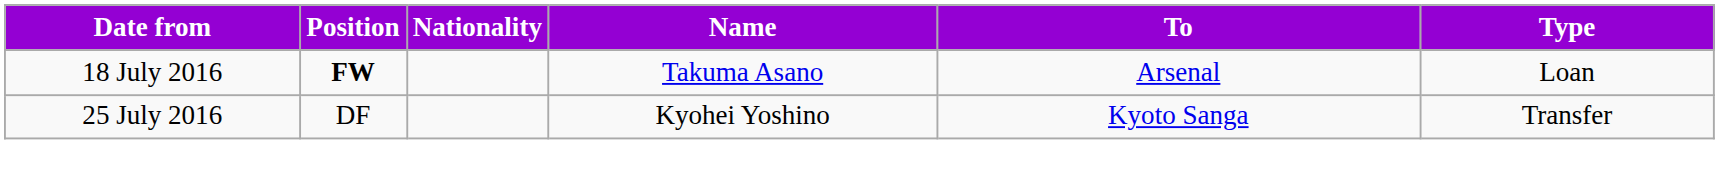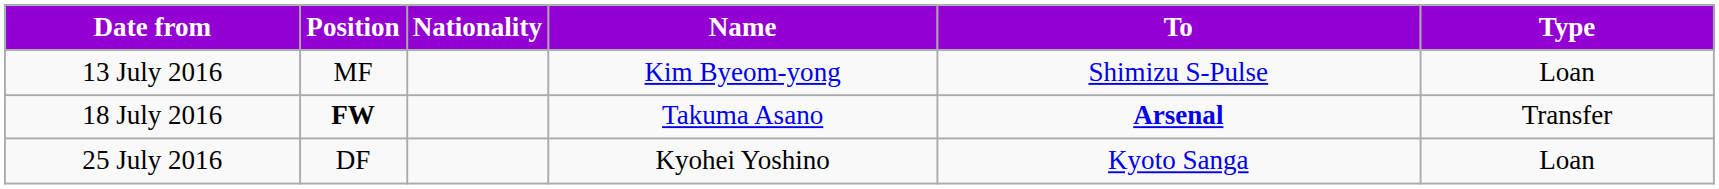+ row: (152, 71)
(1178, 71) normal -> (1178, 116) bold
(1567, 71) Loan -> (1567, 116) Transfer
(1567, 116) Transfer -> (1567, 161) Loan
